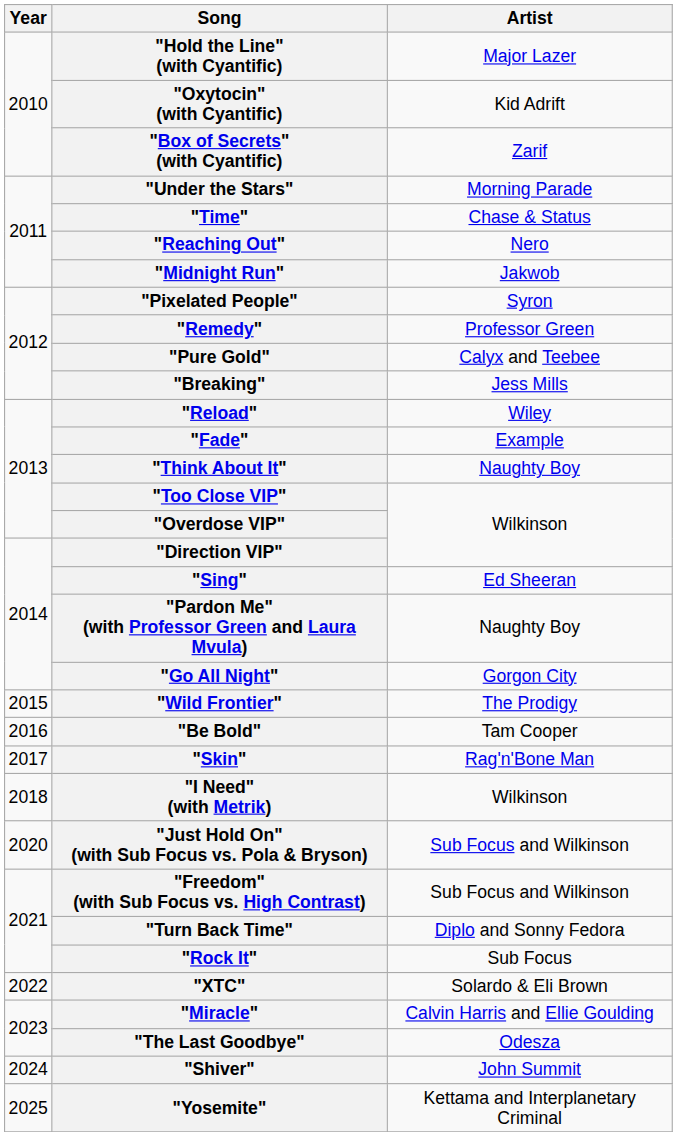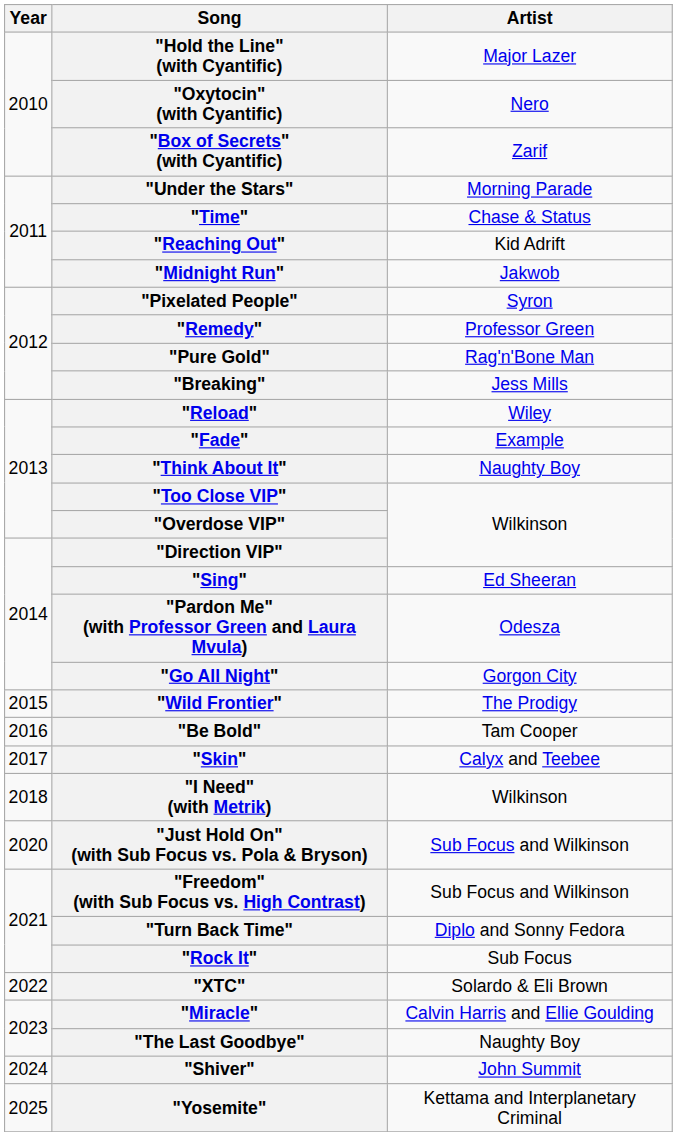(530, 103) Kid Adrift -> (530, 103) Nero
(530, 245) Nero -> (530, 245) Kid Adrift
(530, 356) Calyx and Teebee -> (530, 356) Rag'n'Bone Man
(530, 627) Naughty Boy -> (530, 627) Odesza
(530, 759) Rag'n'Bone Man -> (530, 759) Calyx and Teebee
(530, 1042) Odesza -> (530, 1042) Naughty Boy
